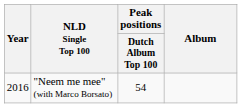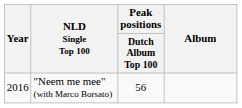(141, 88) 54 -> (141, 88) 56
